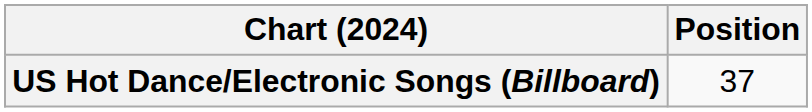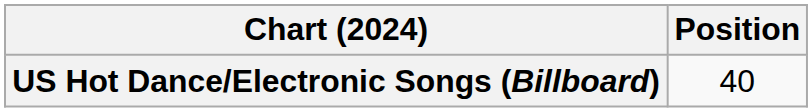(737, 80) 37 -> (737, 80) 40
